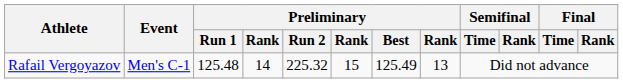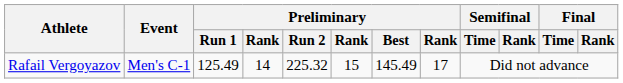(218, 65) 125.48 -> (218, 65) 125.49
(396, 65) 125.49 -> (396, 65) 145.49
(440, 65) 13 -> (440, 65) 17
